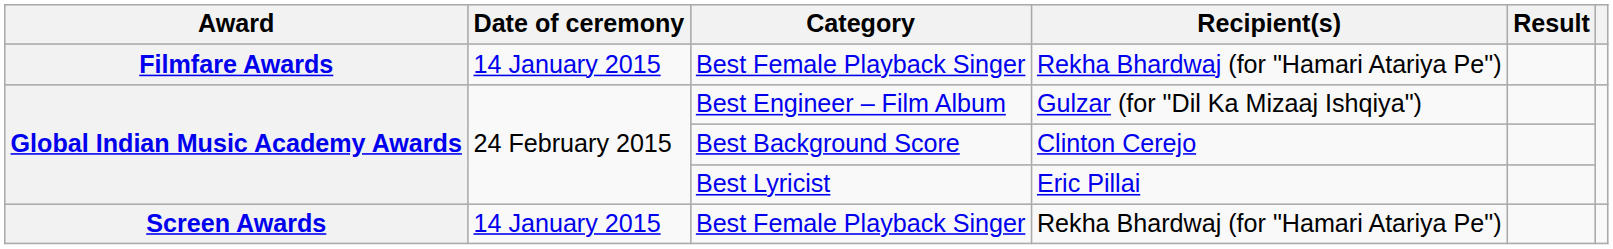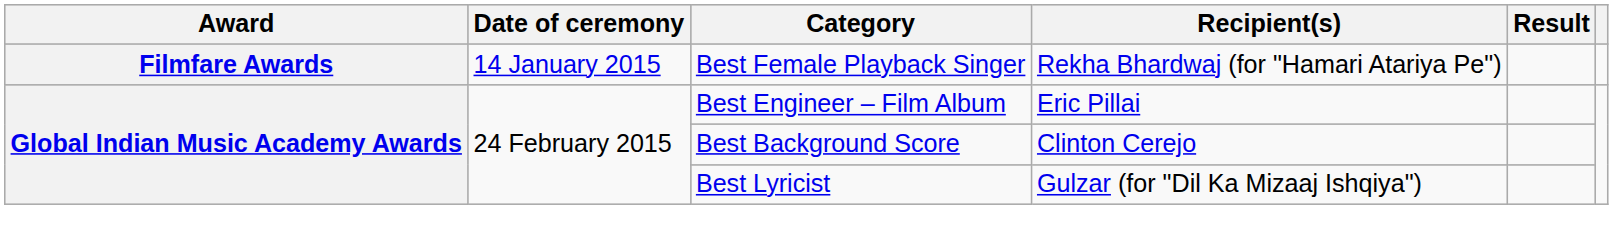(1229, 104) Gulzar (for "Dil Ka Mizaaj Ishqiya") -> (1089, 104) Eric Pillai
(1089, 183) Eric Pillai -> (1229, 183) Gulzar (for "Dil Ka Mizaaj Ishqiya")
- row: (236, 223)
